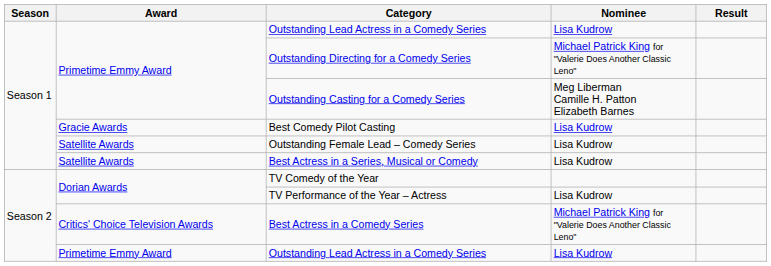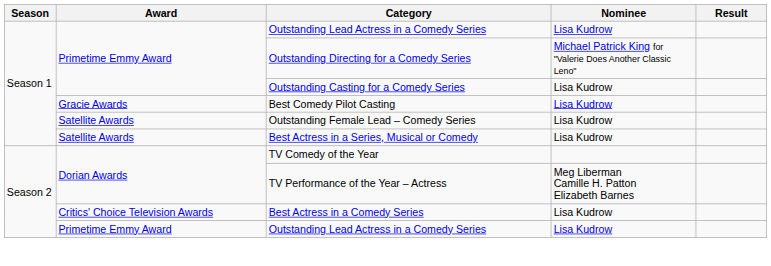(595, 99) Meg Liberman Camille H. Patton Elizabeth Barnes -> (583, 87) Lisa Kudrow
(583, 195) Lisa Kudrow -> (595, 183) Meg Liberman Camille H. Patton Elizabeth Barnes
(612, 224) Michael Patrick King for "Valerie Does Another Classic Leno" -> (583, 212) Lisa Kudrow
